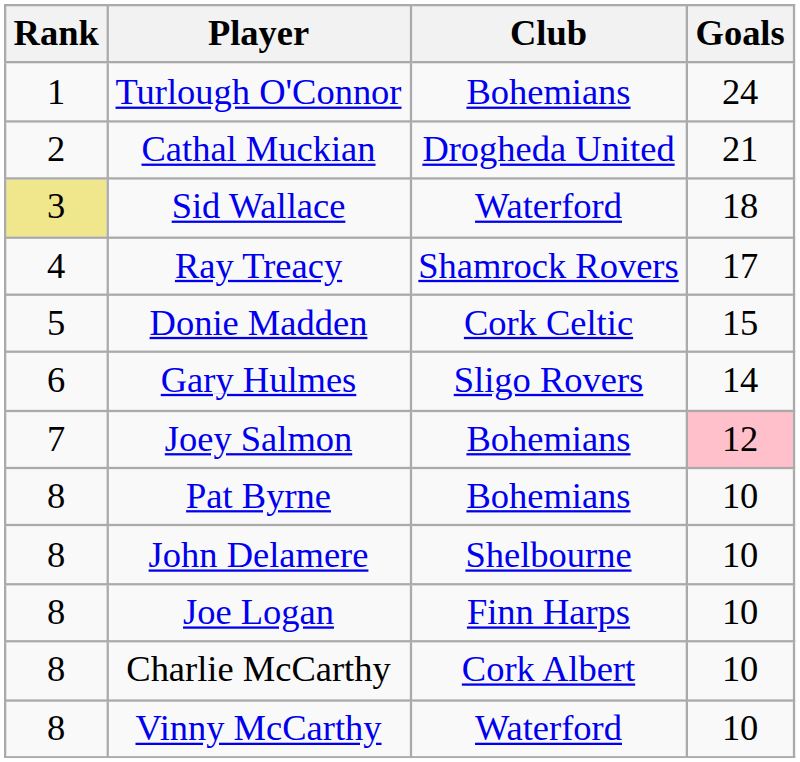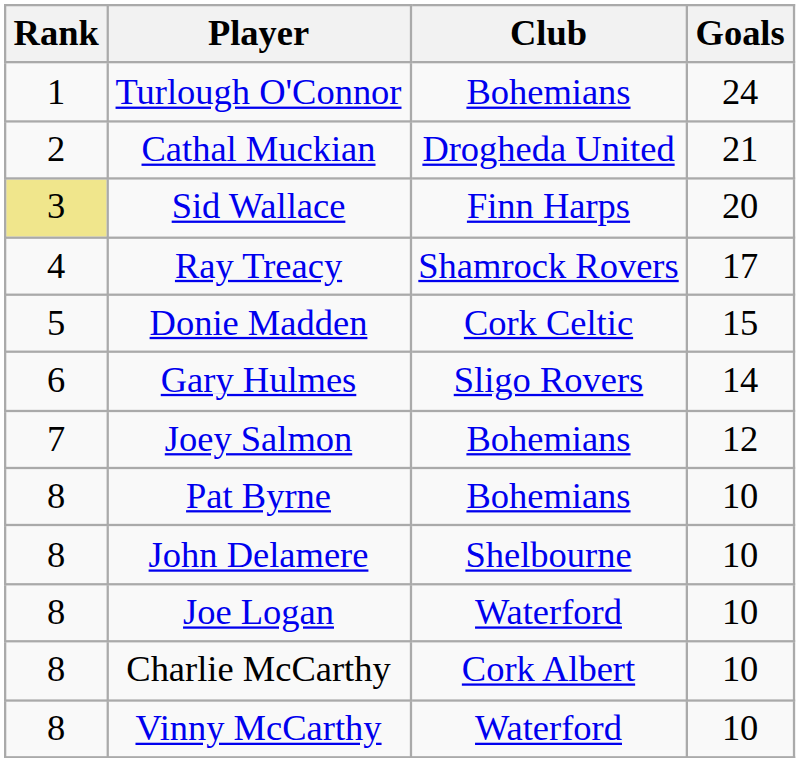(549, 206) Waterford -> (548, 206) Finn Harps
(740, 206) 18 -> (740, 206) 20
(740, 438) pink background -> (740, 438) no background
(548, 611) Finn Harps -> (549, 611) Waterford
